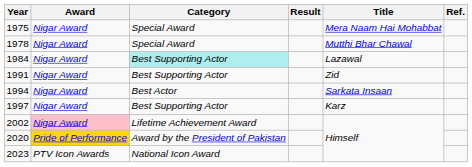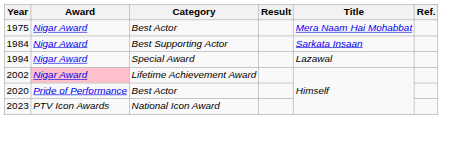(163, 28) Special Award -> (154, 28) Best Actor
- row: (18, 43)
(180, 59) paleturquoise background -> (180, 43) no background
(343, 59) Lazawal -> (329, 43) Sarkata Insaan
- row: (18, 75)
(154, 91) Best Actor -> (163, 59) Special Award
(359, 91) Sarkata Insaan -> (314, 59) Lazawal
- row: (18, 106)
(80, 138) gold background -> (80, 91) no background
(209, 138) Award by the President of Pakistan -> (154, 91) Best Actor
